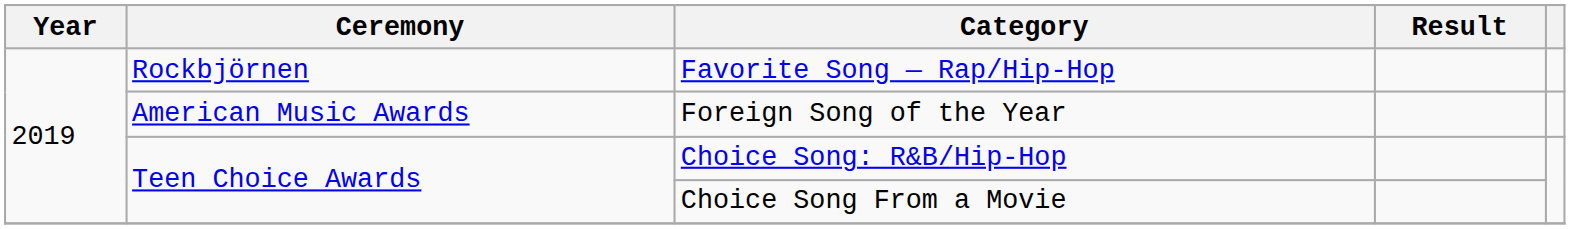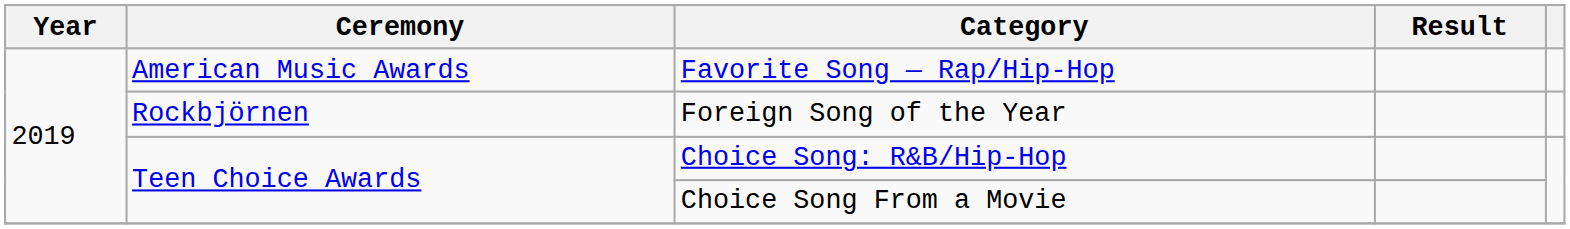(221, 70) Rockbjörnen -> (301, 70) American Music Awards
(301, 114) American Music Awards -> (221, 114) Rockbjörnen
